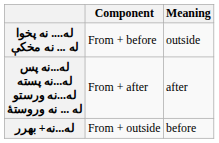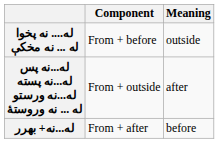(118, 87) From + after -> (124, 87) From + outside
(124, 128) From + outside -> (118, 128) From + after
